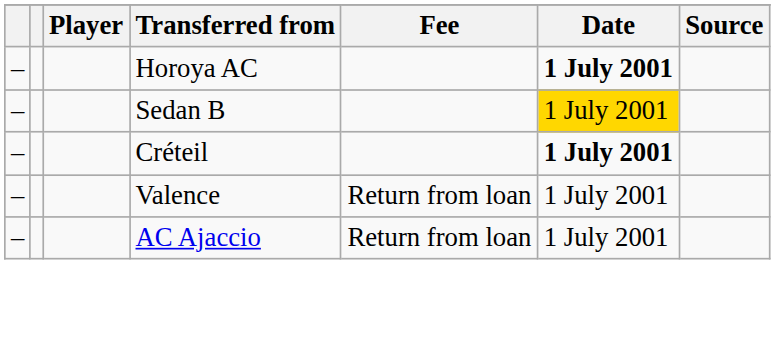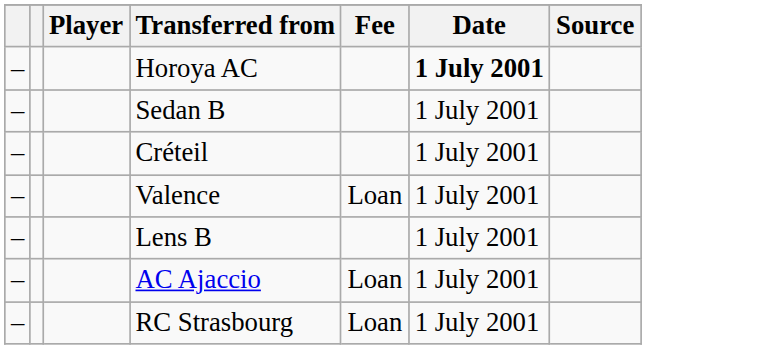(606, 110) gold background -> (477, 110) no background
(608, 152) bold -> (477, 152) normal
(439, 195) Return from loan -> (375, 195) Loan
+ row: (174, 237)
(439, 237) Return from loan -> (375, 279) Loan
+ row: (214, 322)
